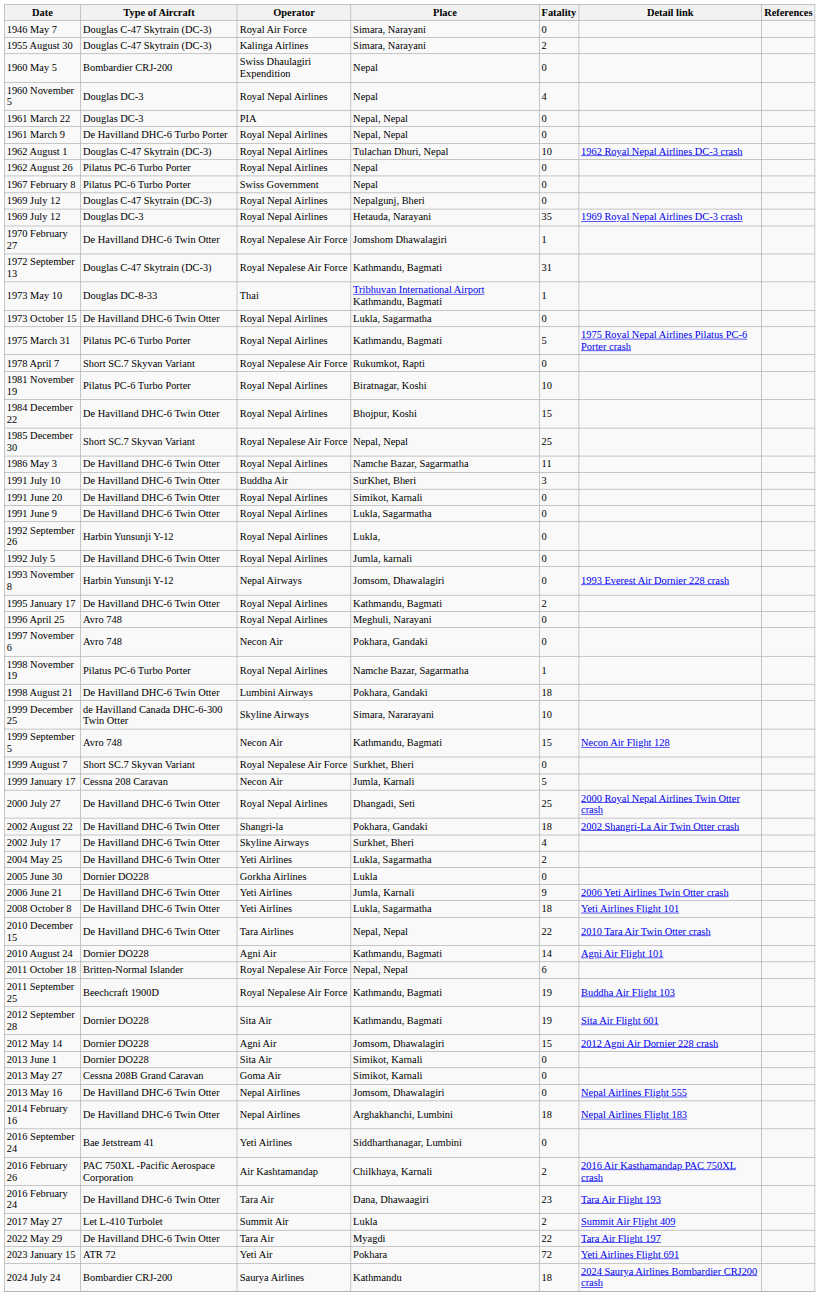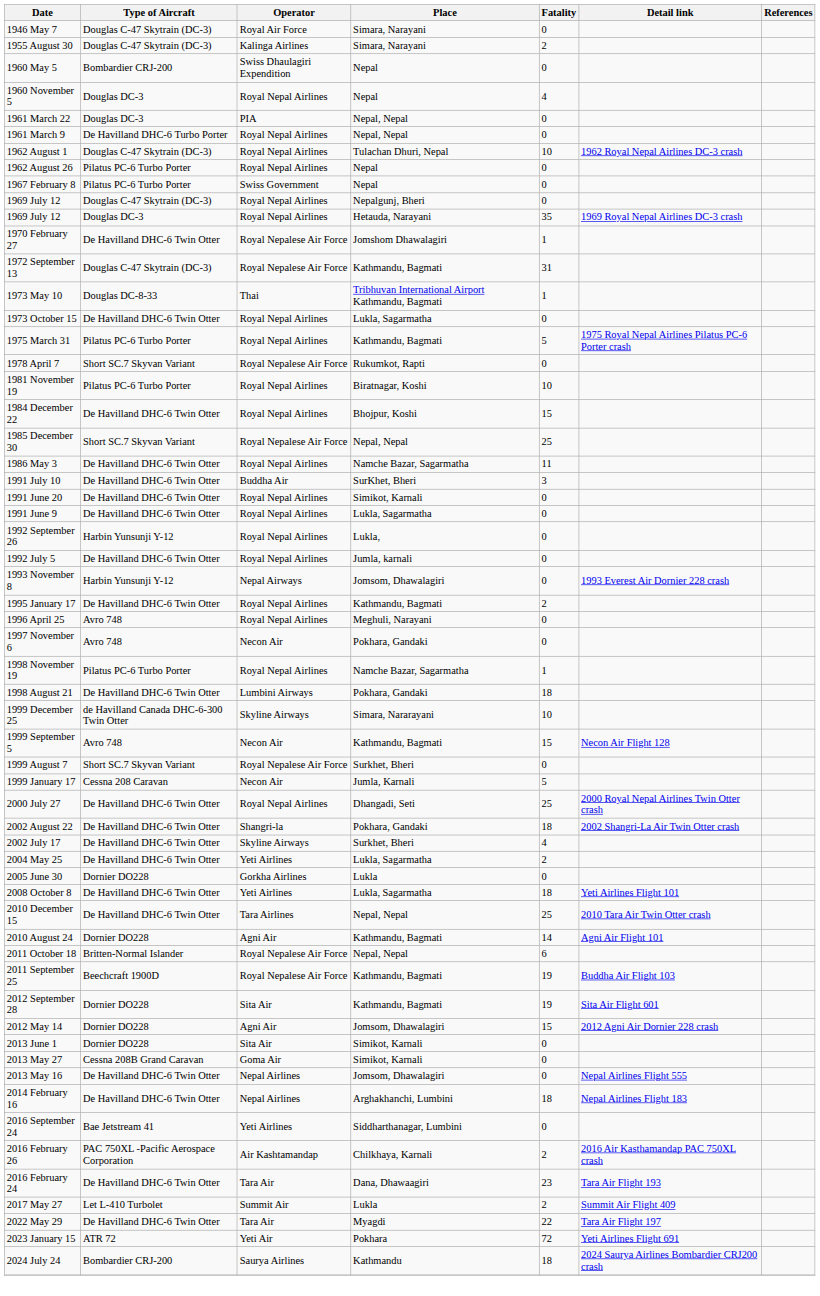- row: (34, 892)
(547, 931) 22 -> (547, 915) 25
